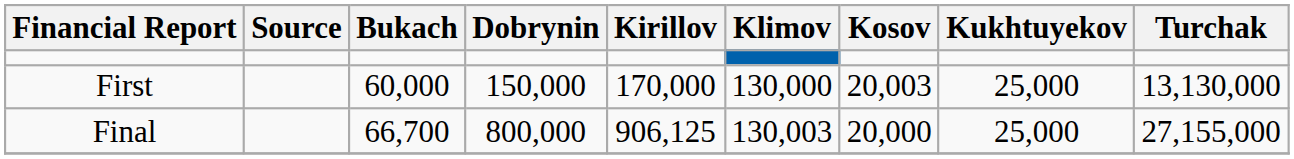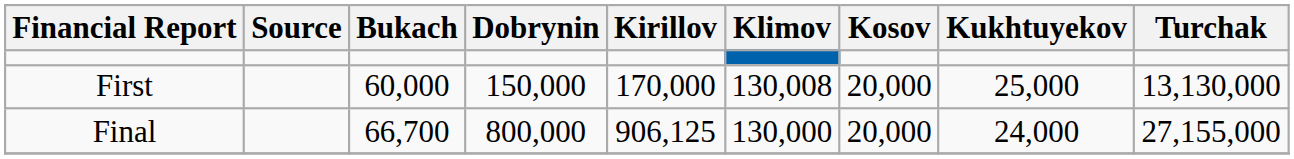(782, 87) 130,000 -> (782, 87) 130,008
(889, 87) 20,003 -> (889, 87) 20,000
(782, 132) 130,003 -> (782, 132) 130,000
(1037, 132) 25,000 -> (1037, 132) 24,000
